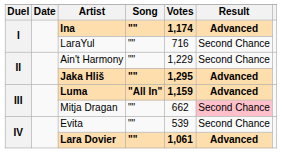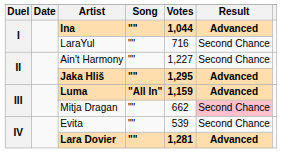(180, 28) 1,174 -> (180, 28) 1,044
(180, 60) 1,229 -> (180, 60) 1,227
(180, 140) 1,061 -> (180, 140) 1,281
